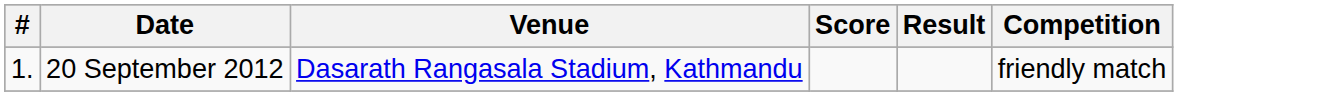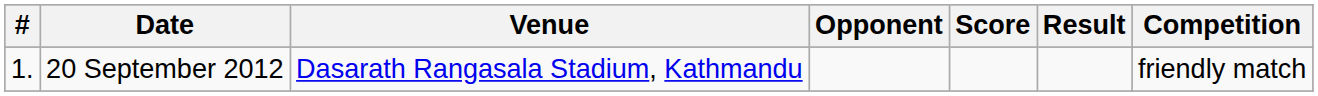+ column: (879, 25)
